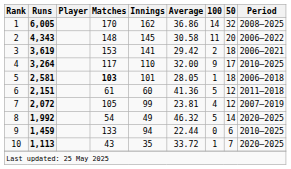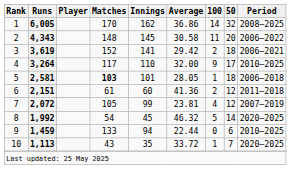(109, 51) 153 -> (109, 51) 152
(215, 91) 5 -> (215, 91) 2
(148, 118) 49 -> (148, 118) 45
